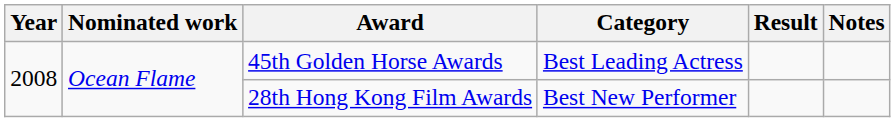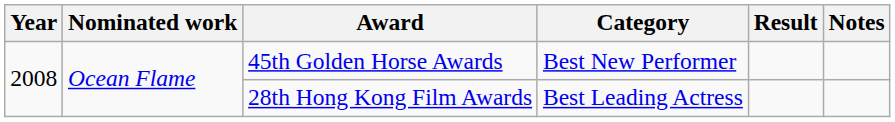(643, 60) Best Leading Actress -> (640, 60) Best New Performer
(640, 97) Best New Performer -> (643, 97) Best Leading Actress
